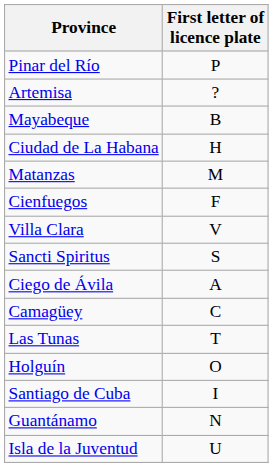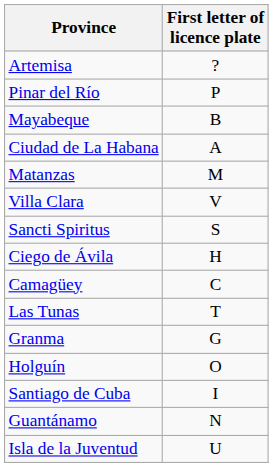rows swapped: (54, 65) <-> (40, 92)
(215, 147) H -> (215, 147) A
- row: (48, 202)
(215, 284) A -> (215, 256) H
+ row: (36, 339)
